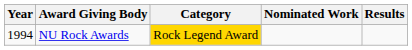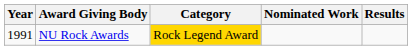(20, 34) 1994 -> (20, 34) 1991
